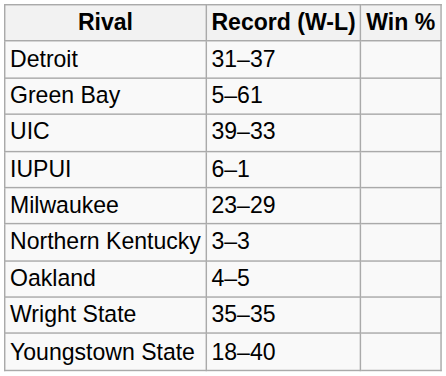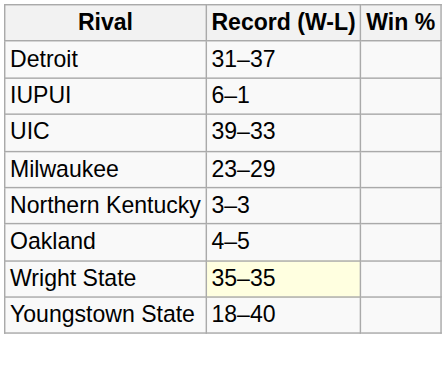- row: (65, 95)
rows swapped: (30, 132) <-> (41, 168)
(244, 315) no background -> (244, 278) lightyellow background
